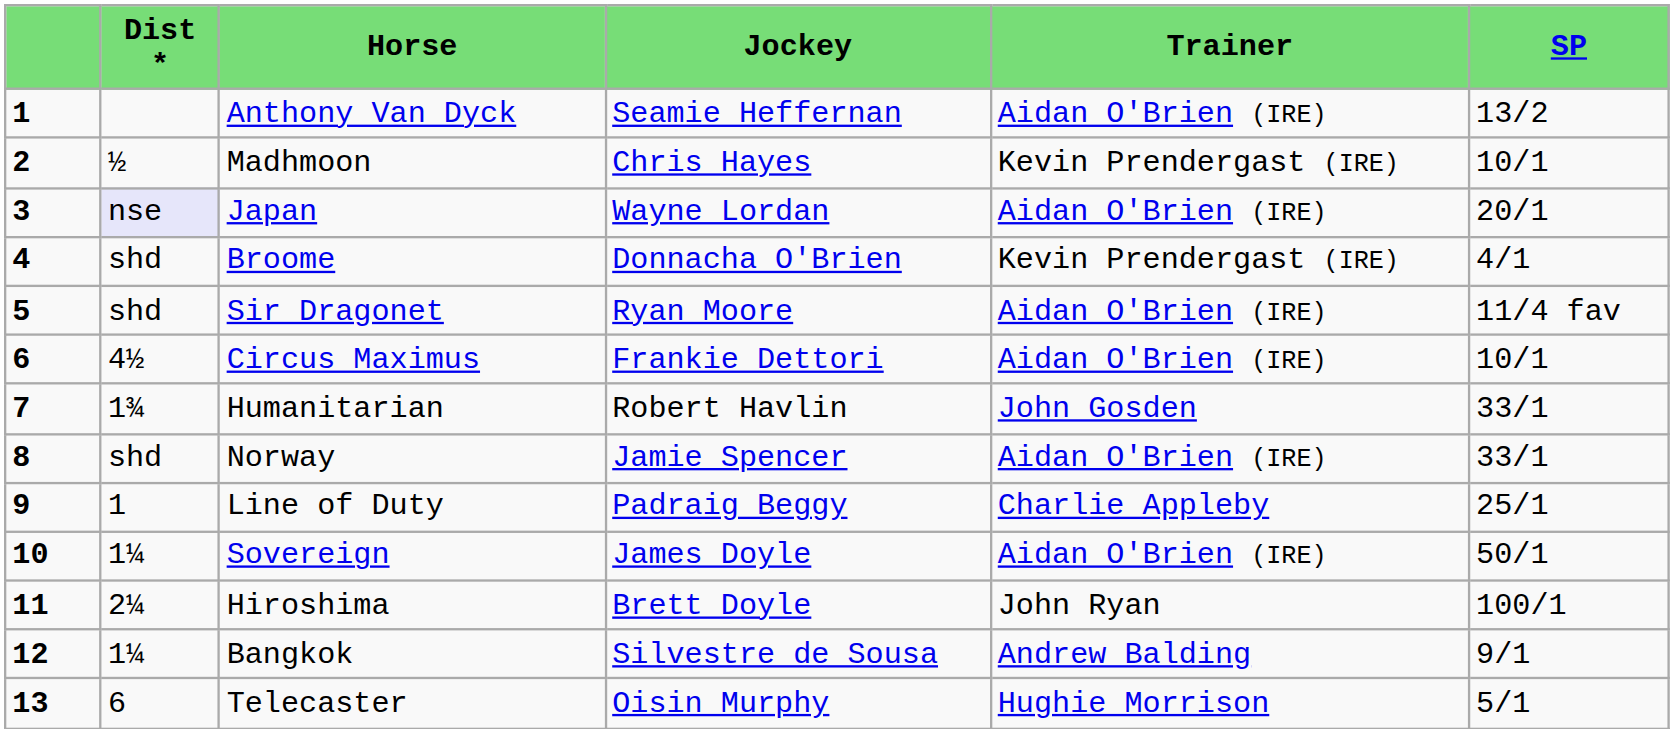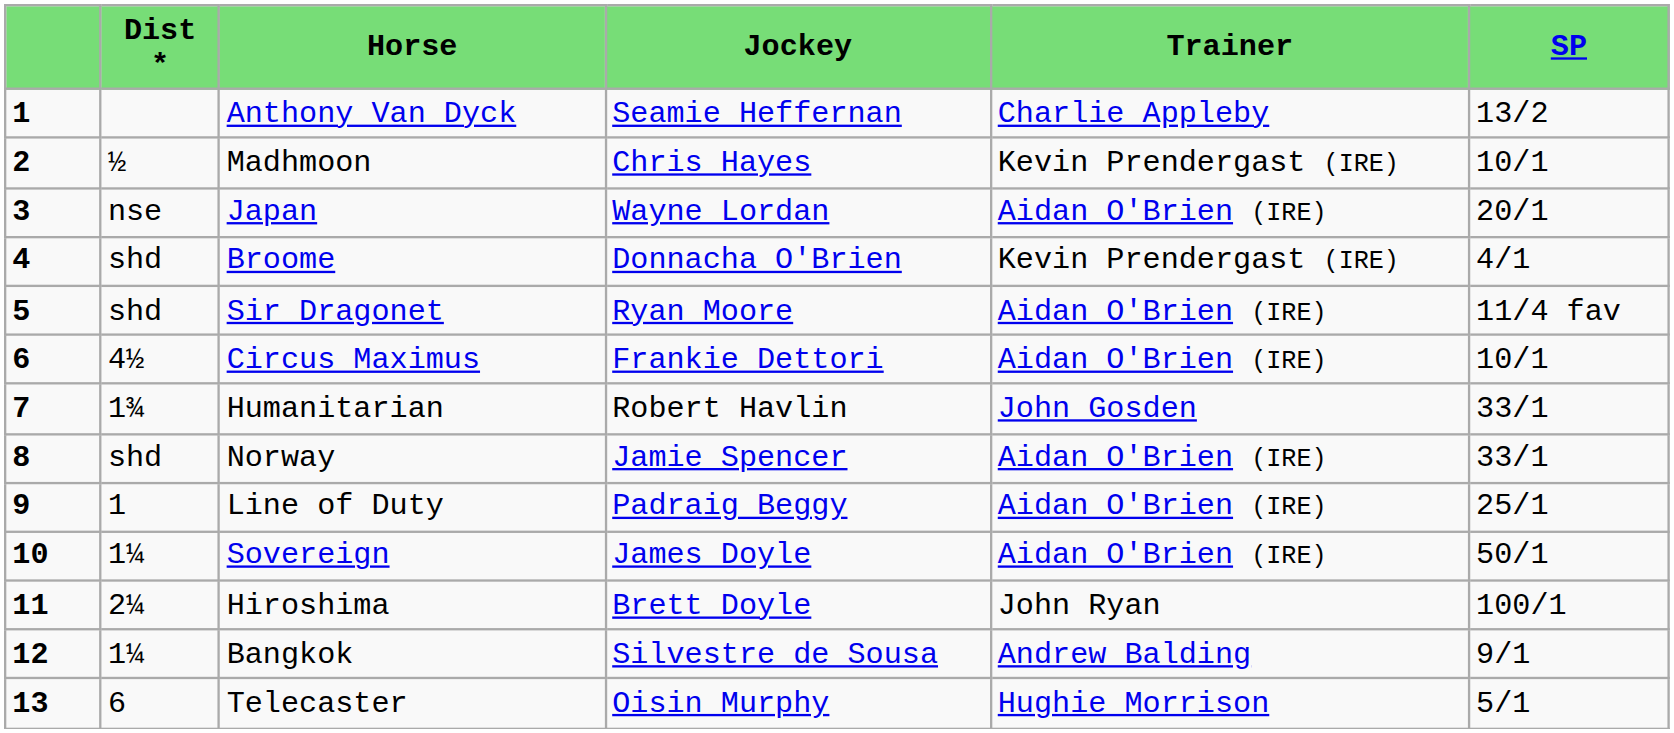(1162, 114) Aidan O'Brien (IRE) -> (1134, 114) Charlie Appleby
(135, 212) lavender background -> (135, 212) no background
(1134, 507) Charlie Appleby -> (1162, 507) Aidan O'Brien (IRE)
